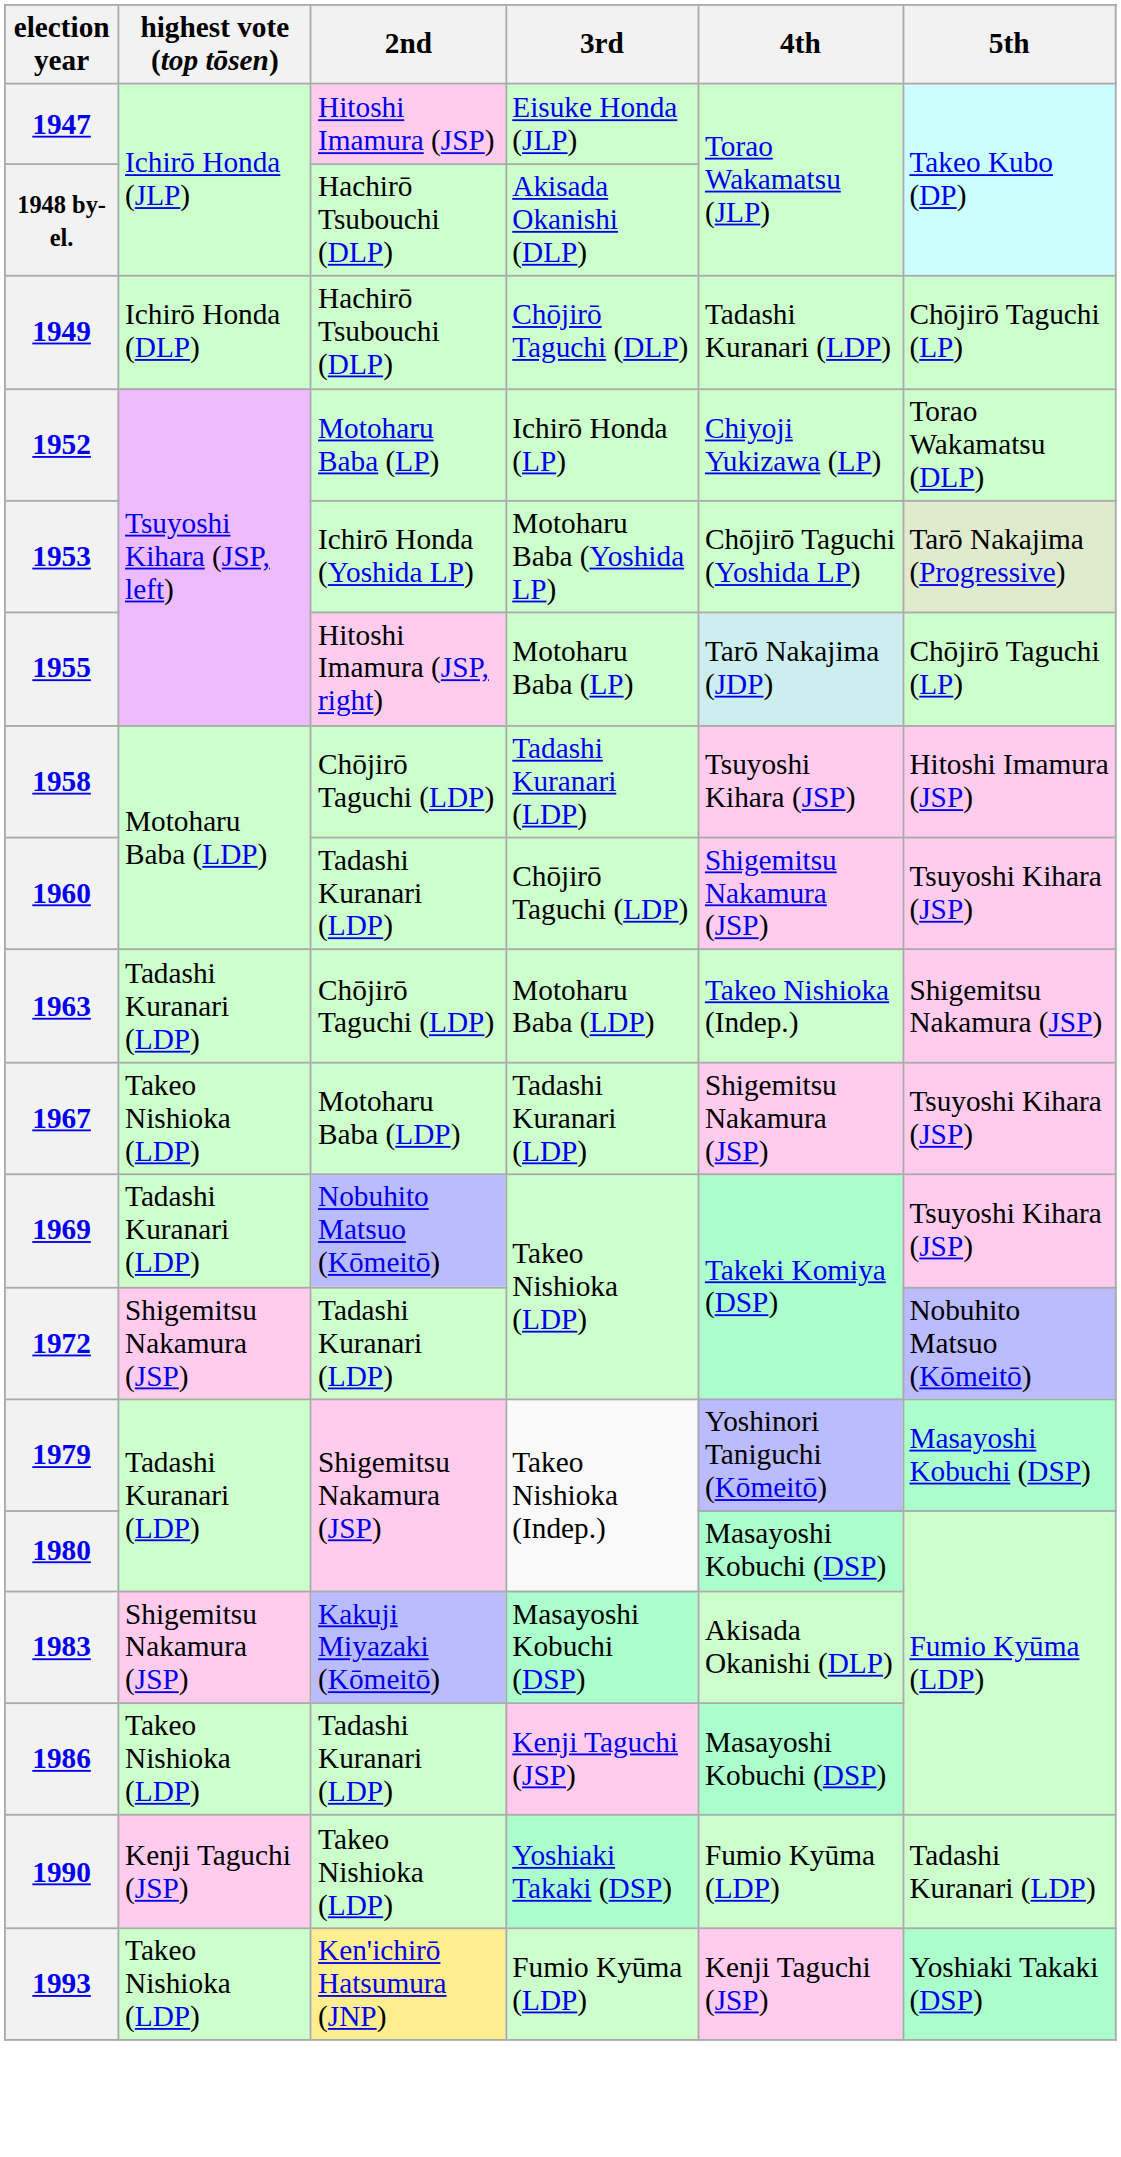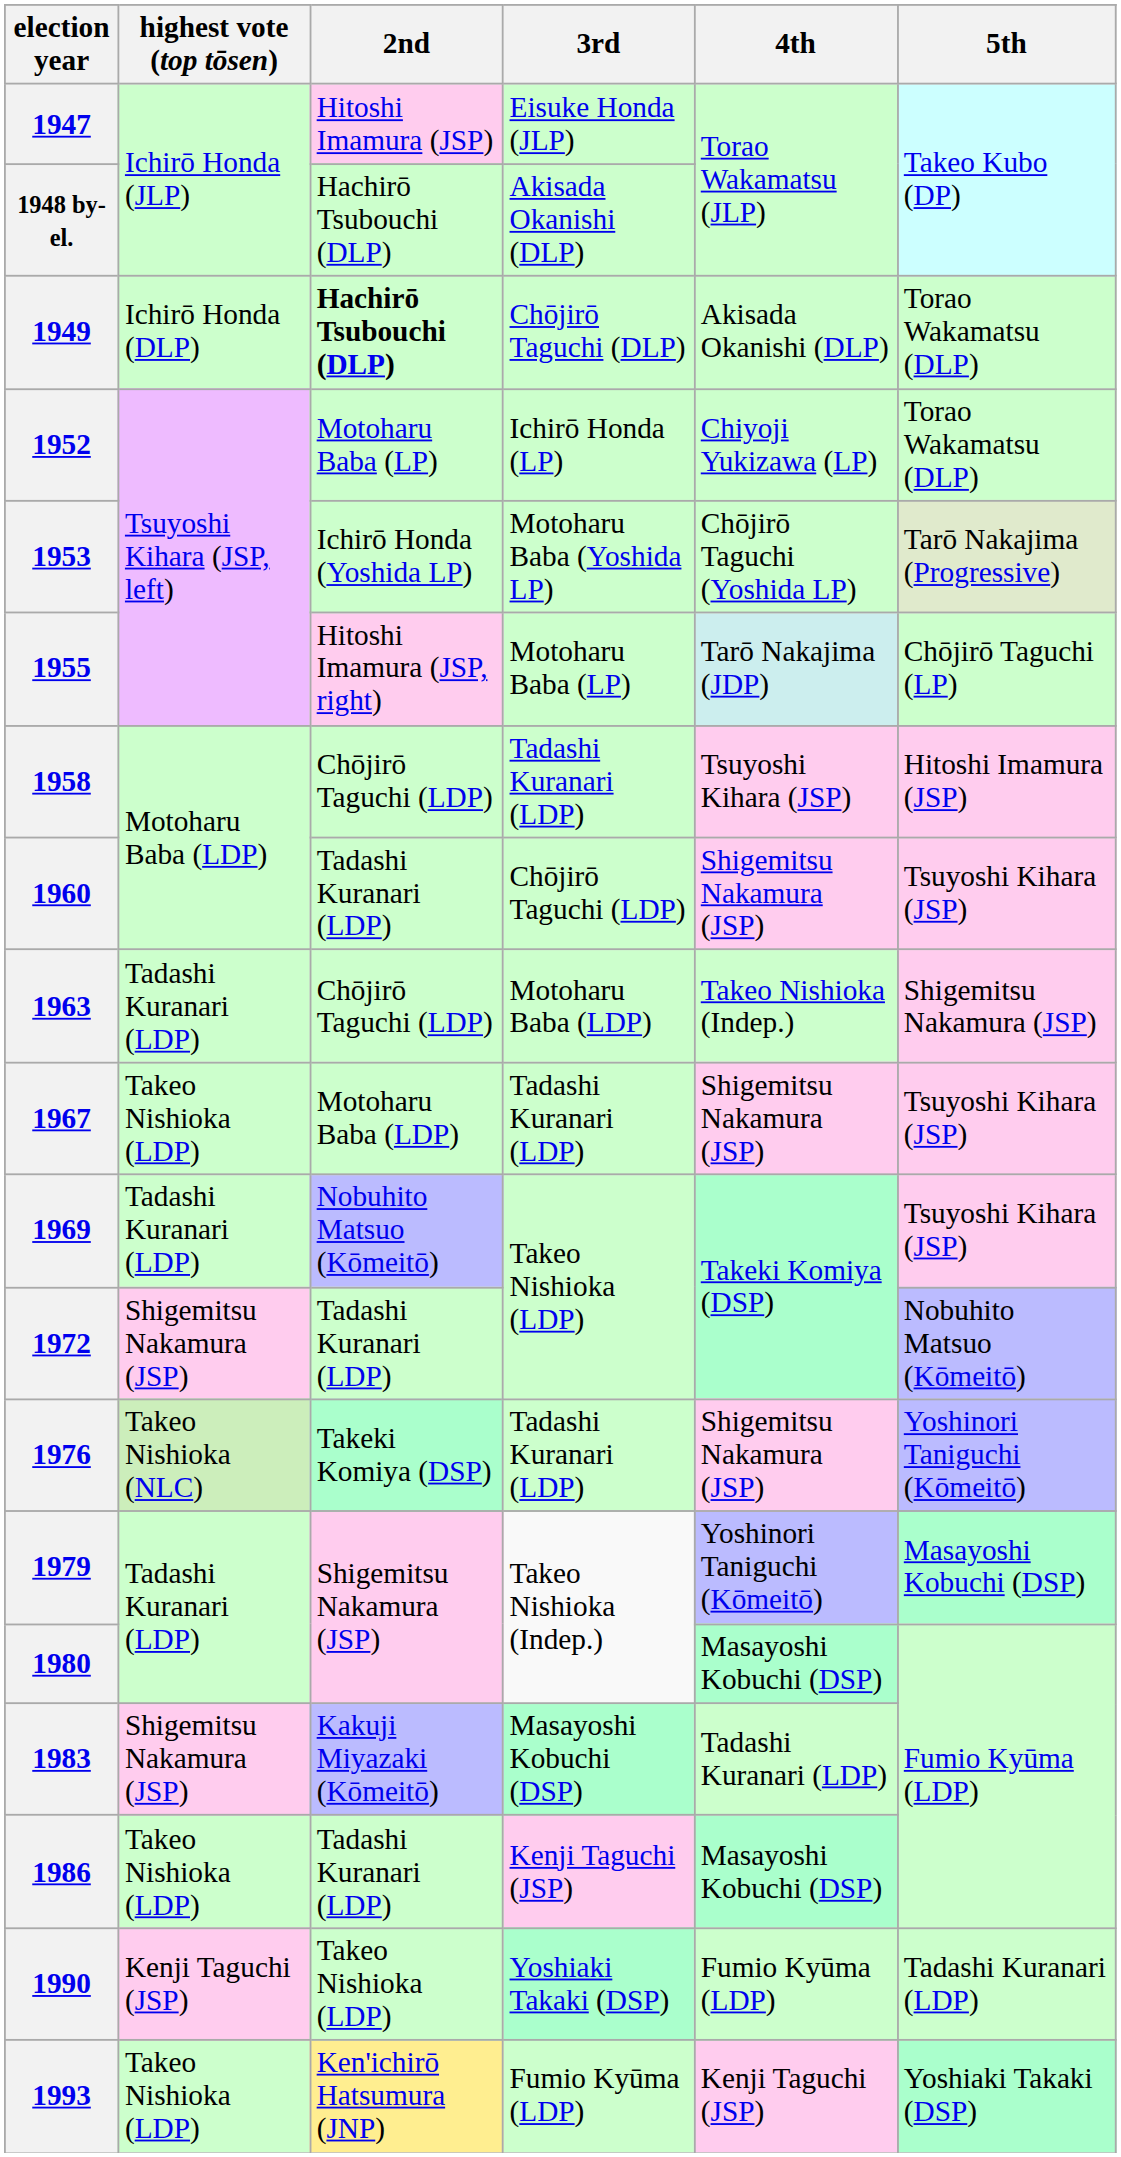(379, 331) normal -> (381, 331) bold
(798, 331) Tadashi Kuranari (LDP) -> (795, 331) Akisada Okanishi (DLP)
(1005, 331) Chōjirō Taguchi (LP) -> (972, 331) Torao Wakamatsu (DLP)
+ row: (62, 1454)
(799, 1646) Akisada Okanishi (DLP) -> (794, 1758) Tadashi Kuranari (LDP)
